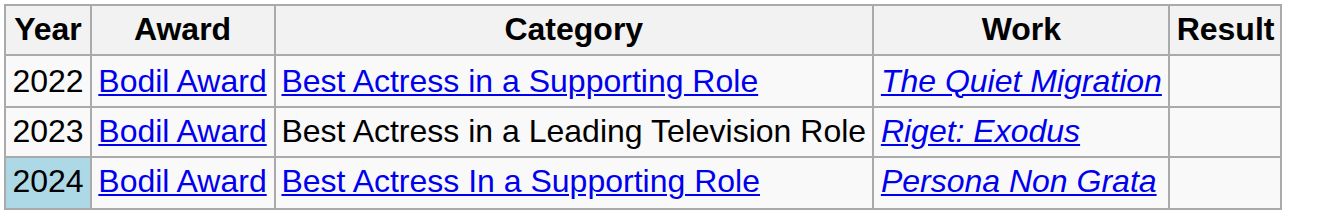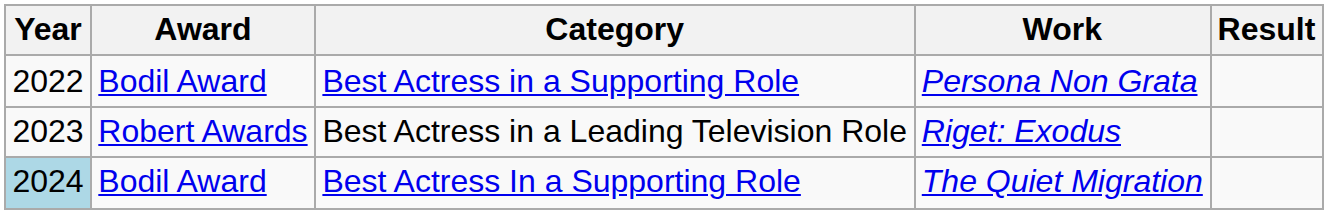(1021, 80) The Quiet Migration -> (1060, 80) Persona Non Grata
(183, 131) Bodil Award -> (203, 131) Robert Awards
(1019, 182) Persona Non Grata -> (1062, 182) The Quiet Migration
